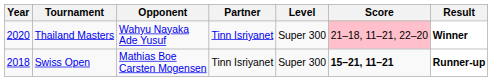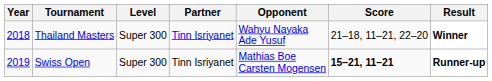columns swapped: (302, 13) <-> (163, 13)
(18, 35) 2020 -> (18, 35) 2018
(379, 35) pink background -> (379, 35) no background
(18, 63) 2018 -> (18, 63) 2019
